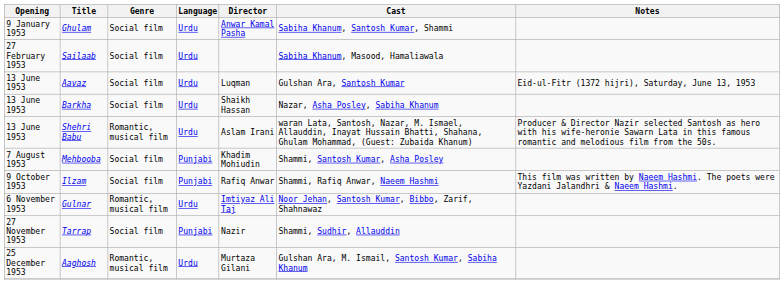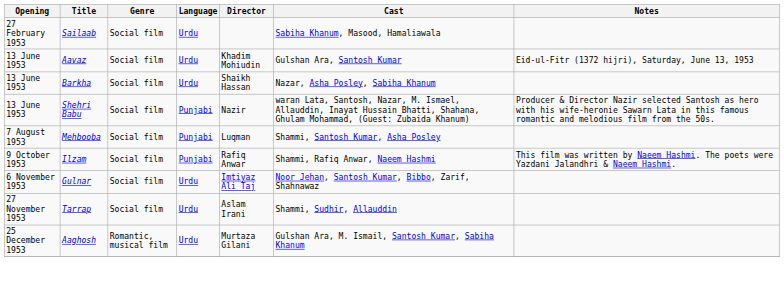- row: (77, 29)
(236, 83) Luqman -> (241, 60) Khadim Mohiudin
(139, 132) Romantic, musical film -> (136, 110) Social film
(188, 132) Urdu -> (196, 110) Punjabi
(248, 132) Aslam Irani -> (233, 110) Nazir
(240, 159) Khadim Mohiudin -> (236, 137) Luqman
(139, 204) Romantic, musical film -> (136, 182) Social film
(195, 231) Punjabi -> (188, 209) Urdu
(233, 231) Nazir -> (233, 209) Aslam Irani
